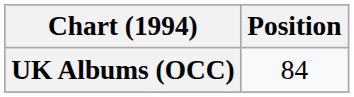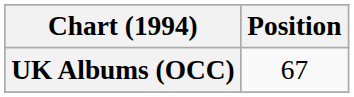(294, 69) 84 -> (294, 69) 67
